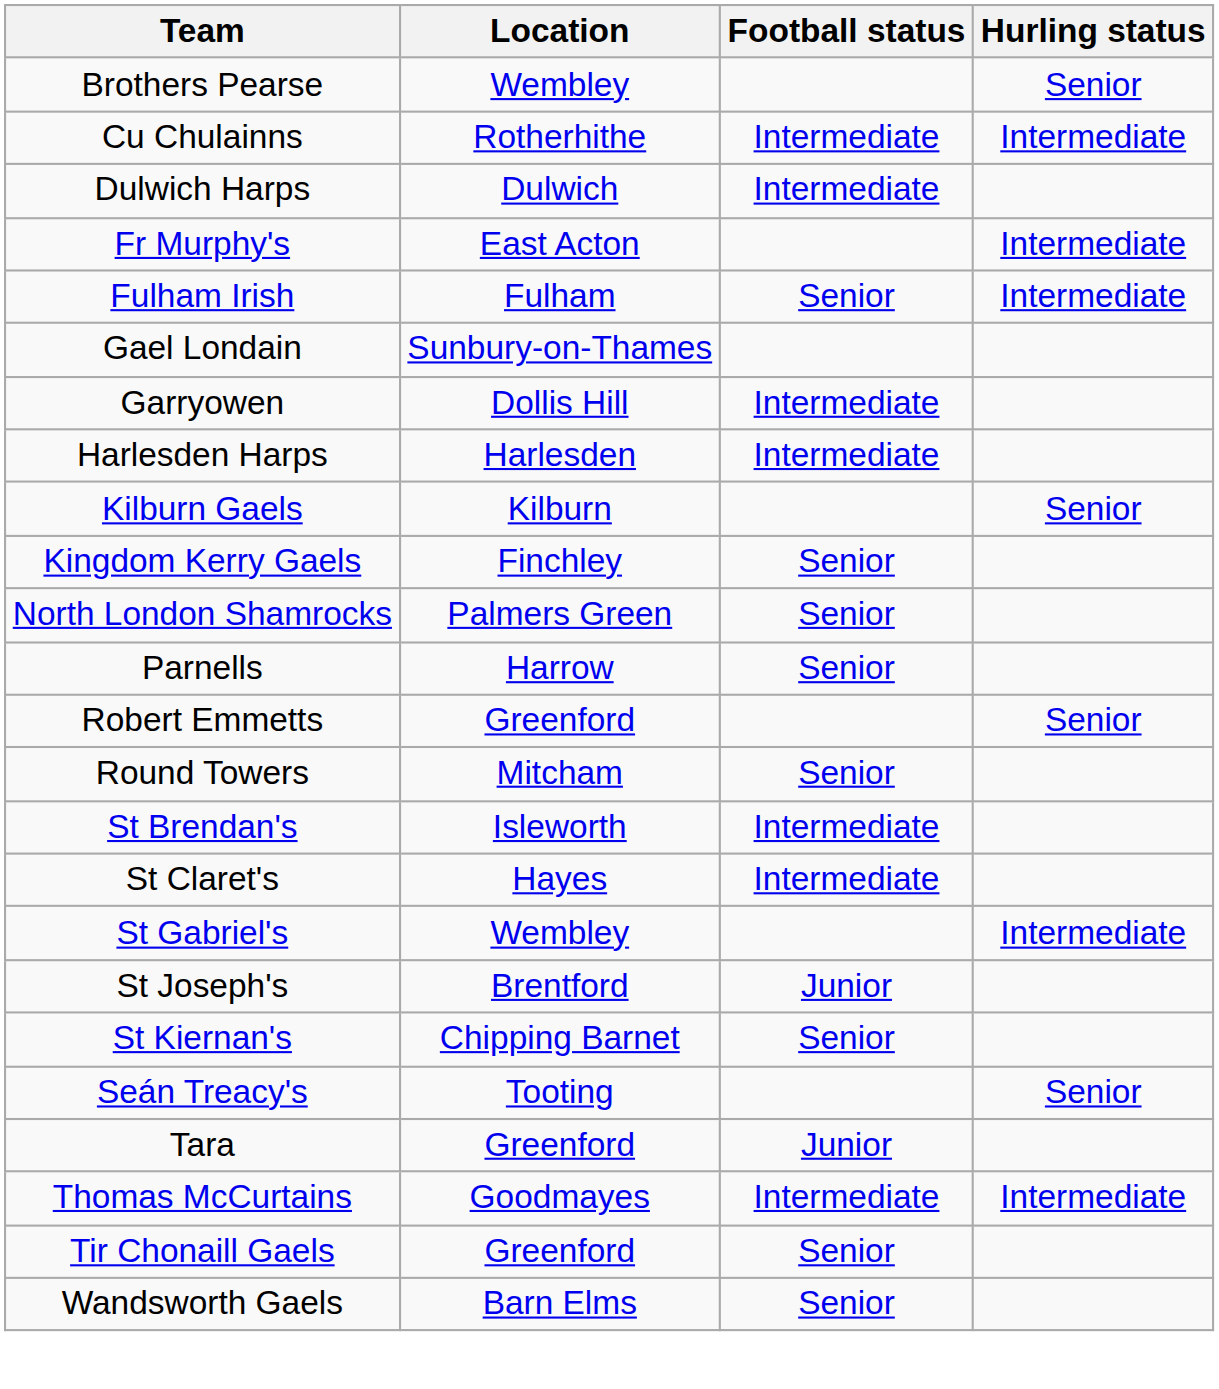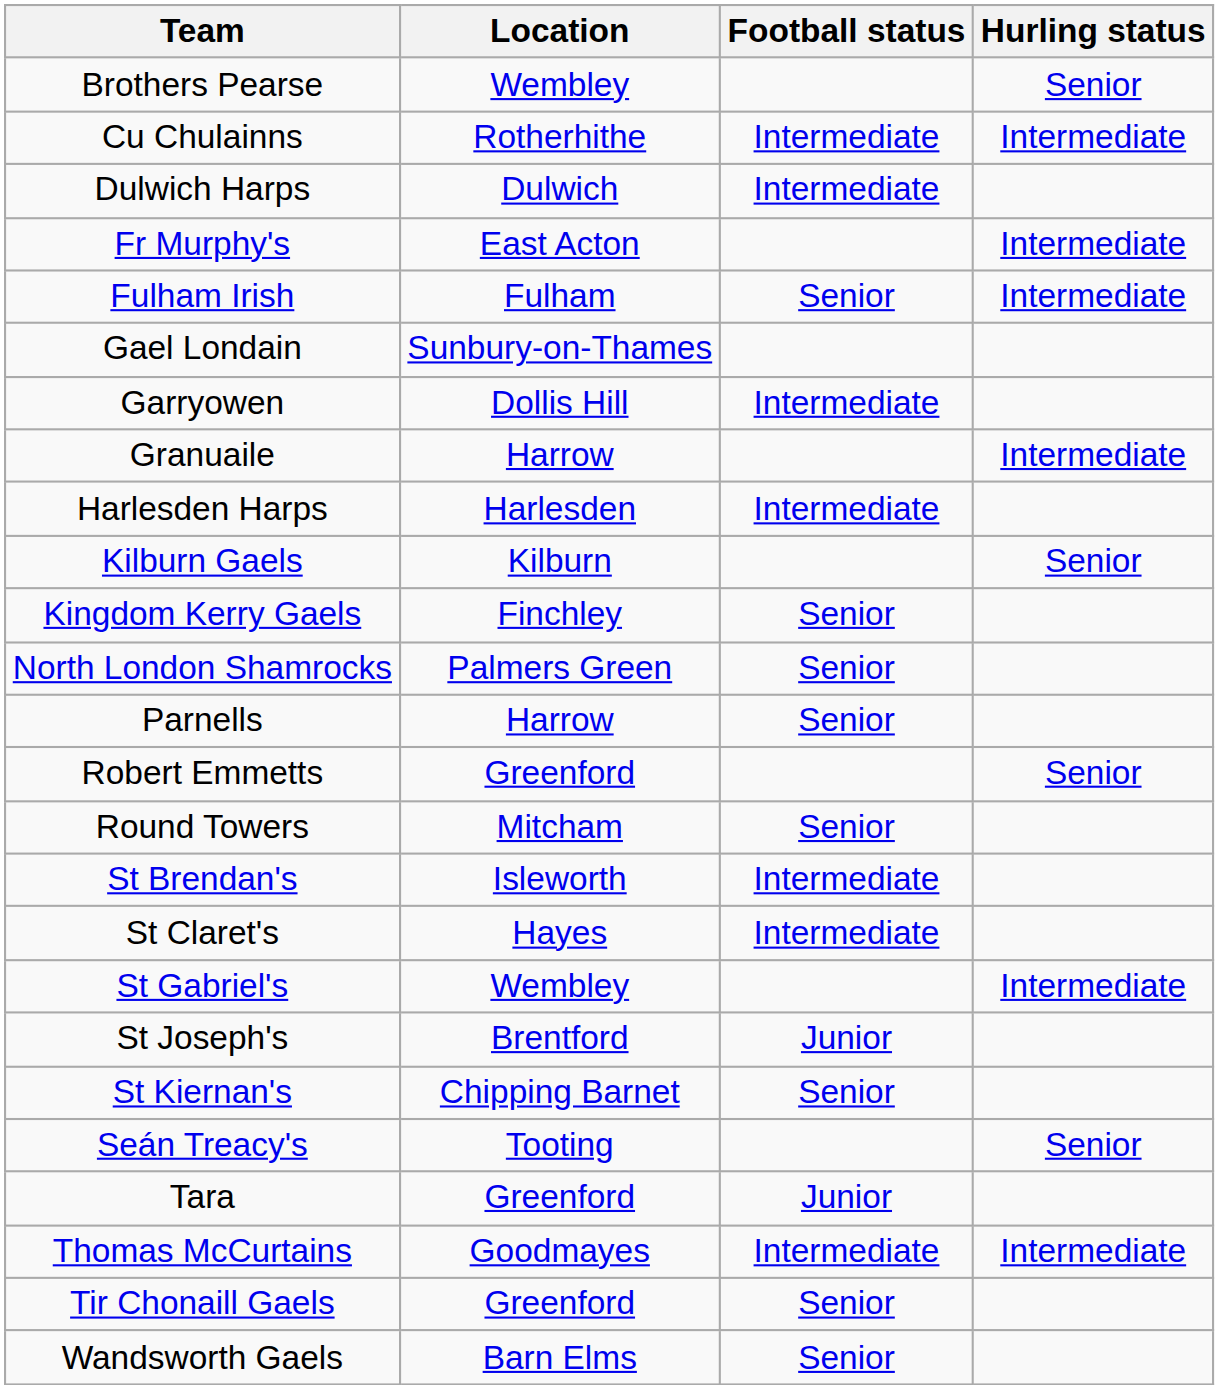+ row: (202, 455)
